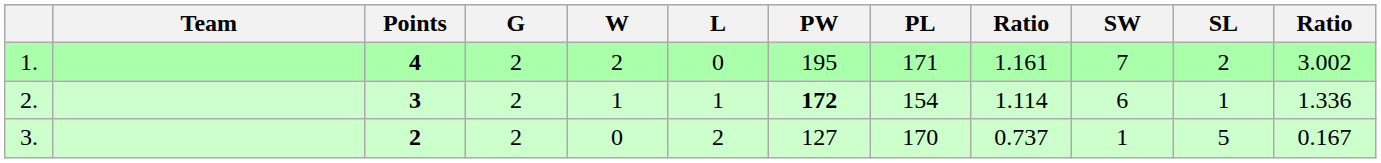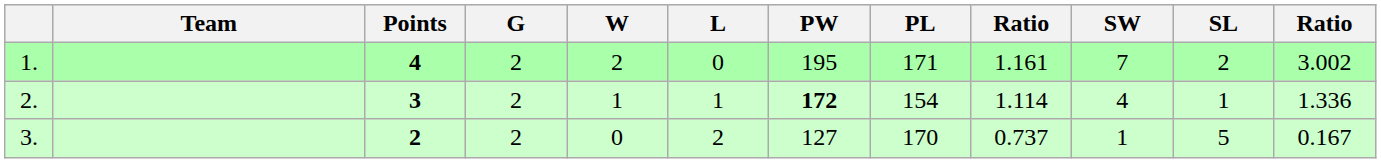(1122, 99) 6 -> (1122, 99) 4
